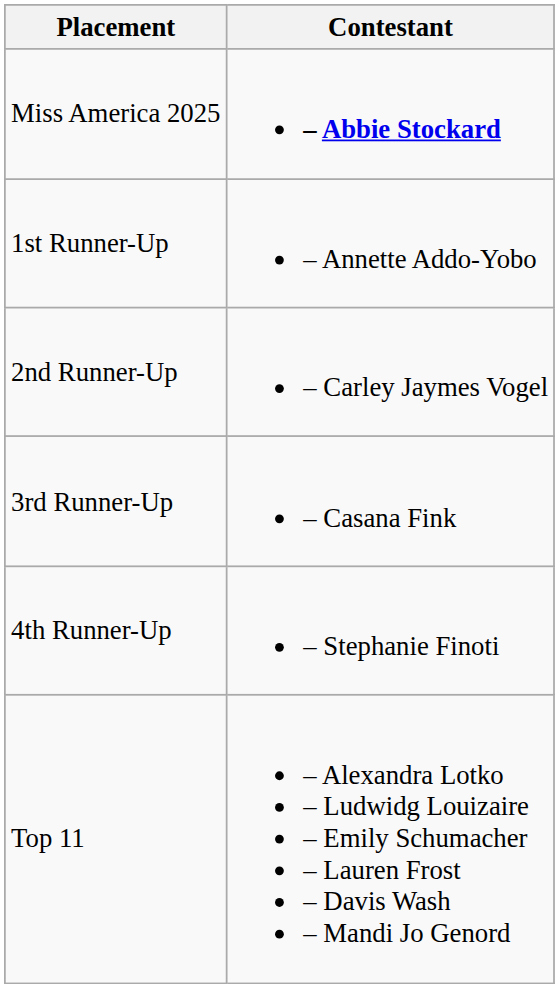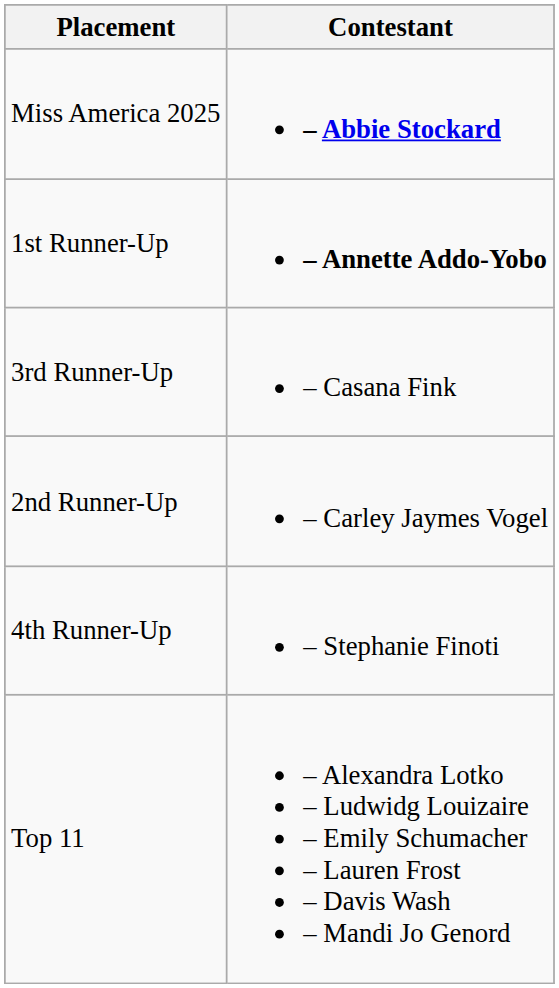(390, 259) normal -> (390, 259) bold
rows swapped: (94, 371) <-> (92, 501)
